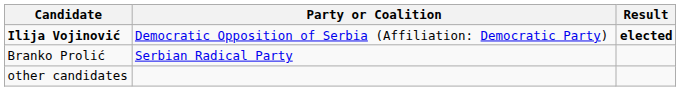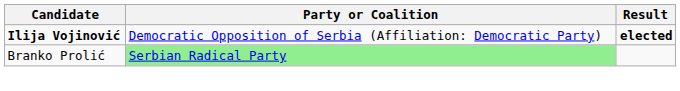(214, 55) no background -> (208, 55) lightgreen background
- row: (68, 76)
